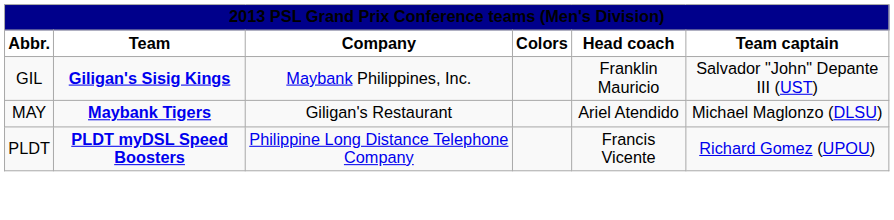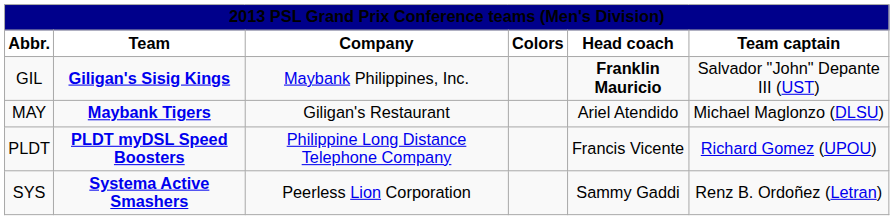(629, 78) normal -> (628, 78) bold
+ row: (29, 192)
